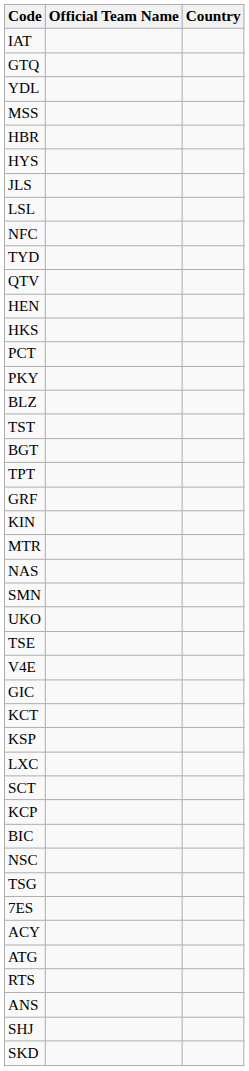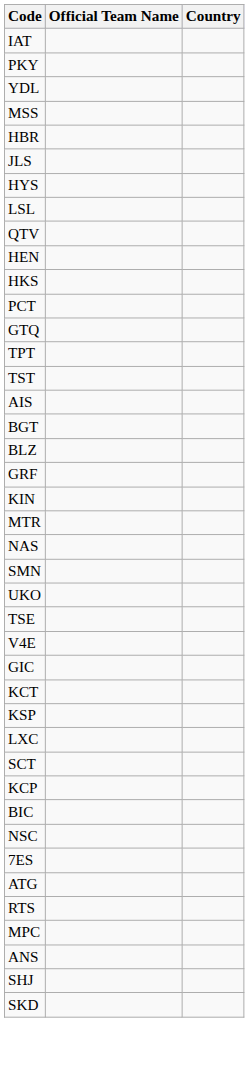rows swapped: (24, 64) <-> (23, 378)
rows swapped: (23, 161) <-> (20, 185)
- row: (23, 233)
- row: (24, 257)
rows swapped: (21, 474) <-> (22, 402)
+ row: (20, 402)
- row: (22, 884)
- row: (24, 932)
+ row: (24, 932)
